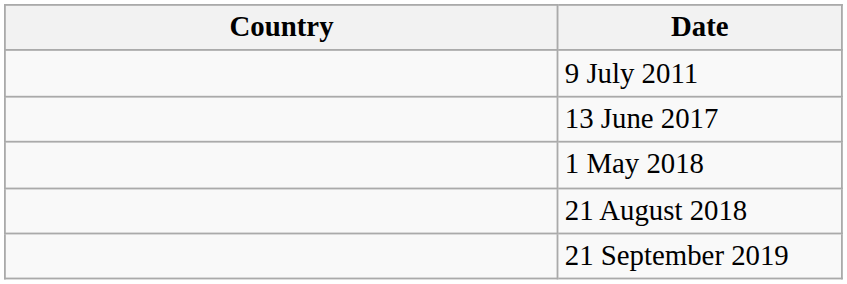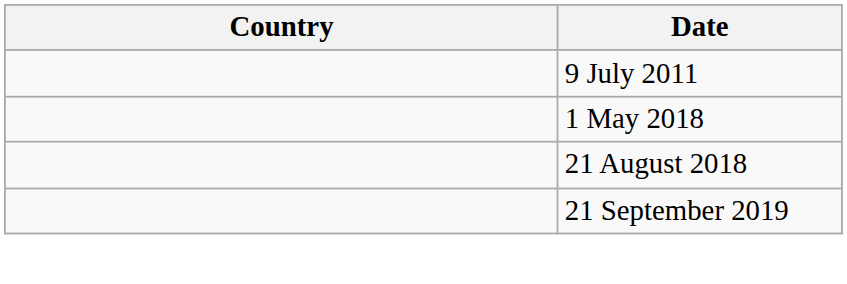- row: (642, 118)
